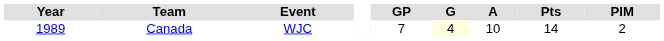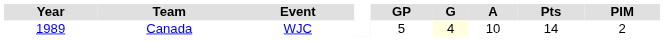(402, 28) 7 -> (402, 28) 5
